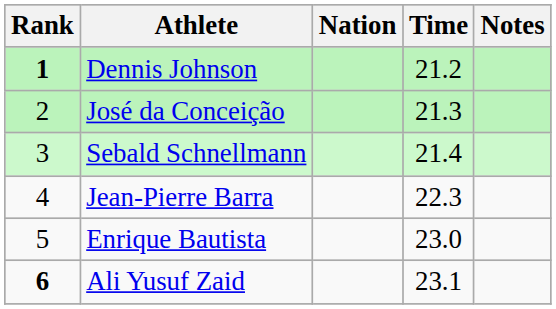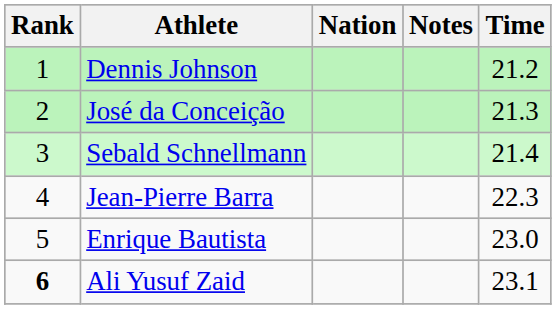columns swapped: (439, 25) <-> (513, 25)
(42, 68) bold -> (42, 68) normal
